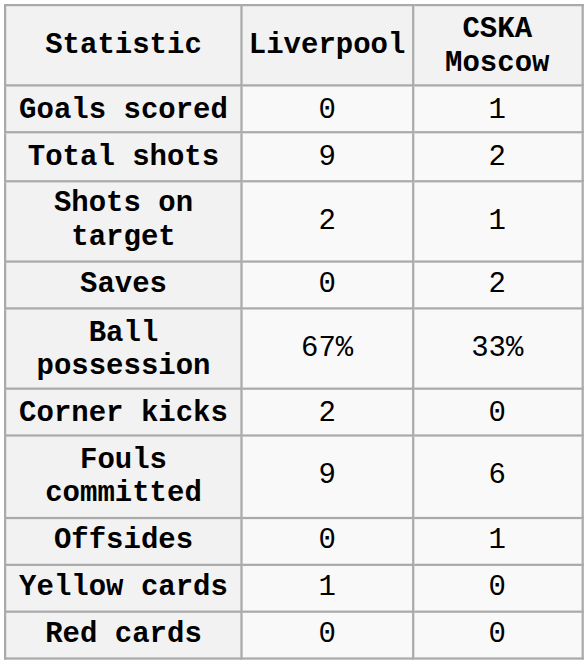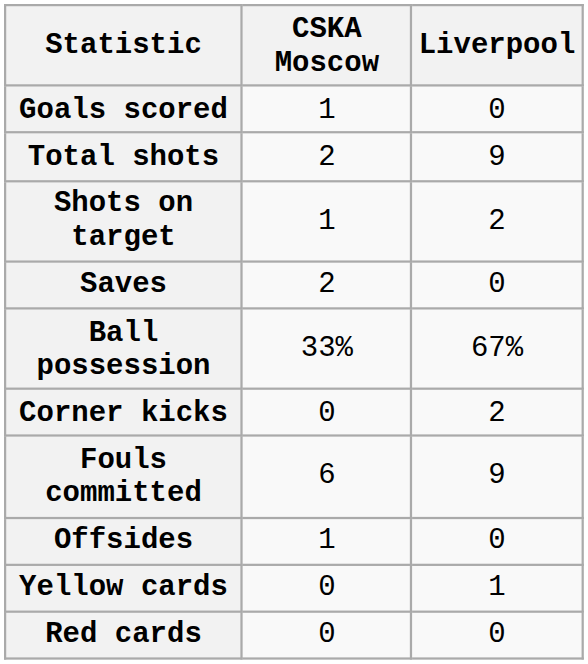columns swapped: (327, 45) <-> (497, 45)
